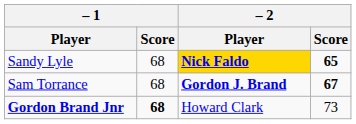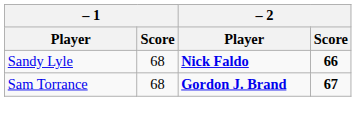(215, 61) gold background -> (215, 61) no background
(331, 61) 65 -> (331, 61) 66
- row: (66, 107)
